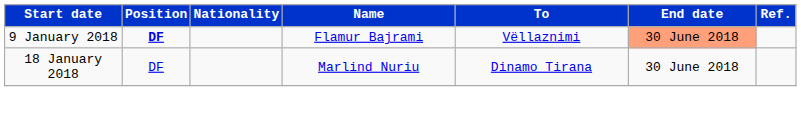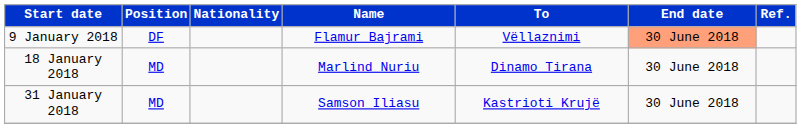(156, 37) bold -> (156, 37) normal
(156, 67) DF -> (156, 67) MD
+ row: (63, 104)
